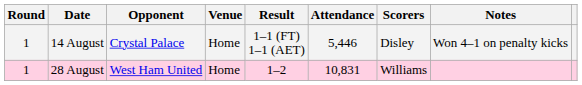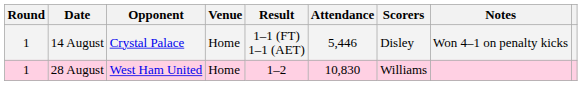(342, 70) 10,831 -> (342, 70) 10,830
